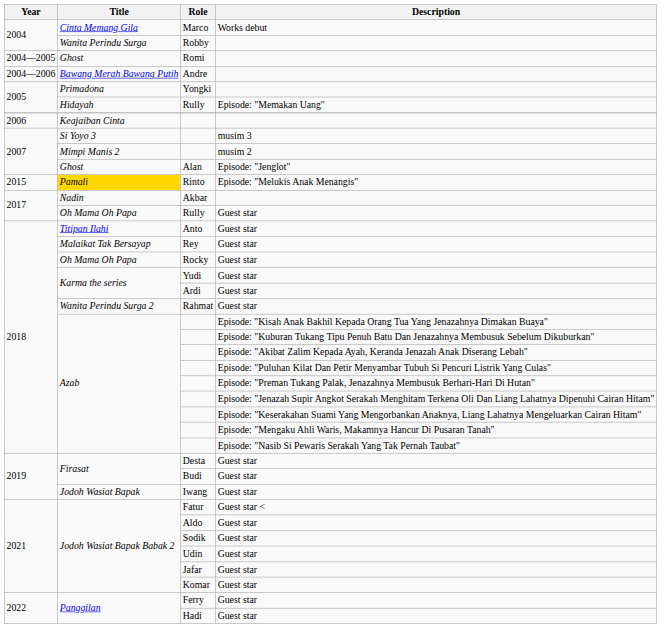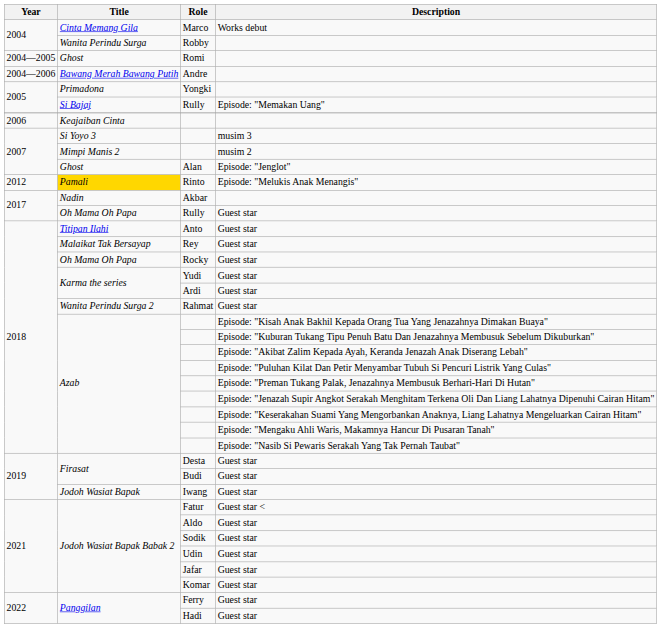(77, 105) Hidayah -> (75, 105) Si Bajaj
(16, 182) 2015 -> (16, 182) 2012
